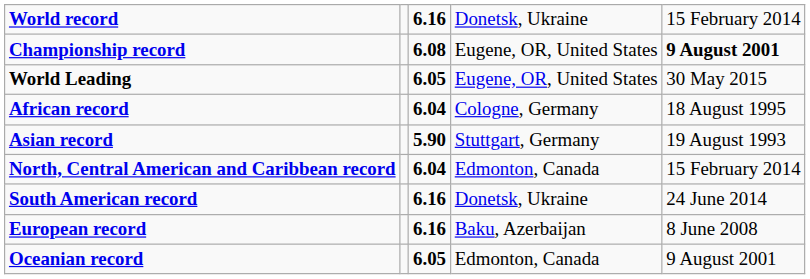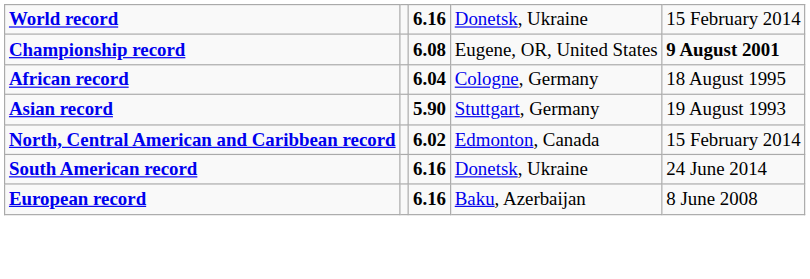- row: (70, 79)
(430, 169) 6.04 -> (430, 139) 6.02
- row: (76, 259)
